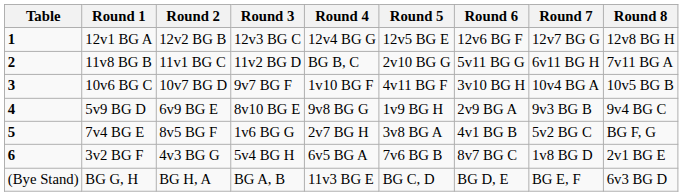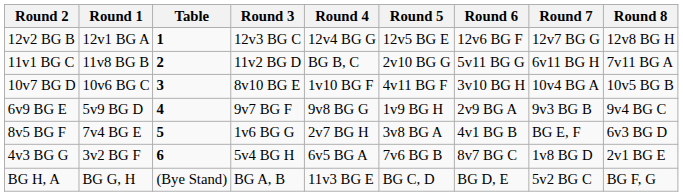columns swapped: (43, 16) <-> (193, 16)
(263, 86) 9v7 BG F -> (267, 86) 8v10 BG E
(267, 109) 8v10 BG E -> (263, 109) 9v7 BG F
(562, 132) 5v2 BG C -> (556, 132) BG E, F
(631, 132) BG F, G -> (637, 132) 6v3 BG D
(556, 179) BG E, F -> (562, 179) 5v2 BG C
(637, 179) 6v3 BG D -> (631, 179) BG F, G
